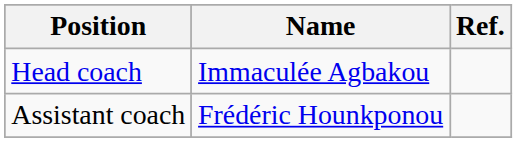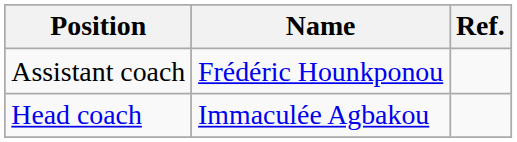rows swapped: (77, 70) <-> (98, 114)
